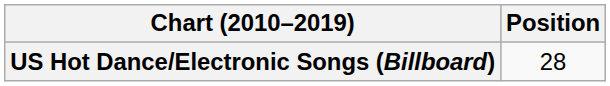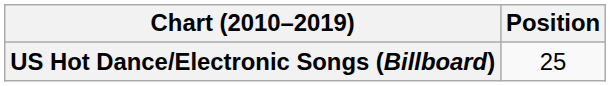(553, 61) 28 -> (553, 61) 25
